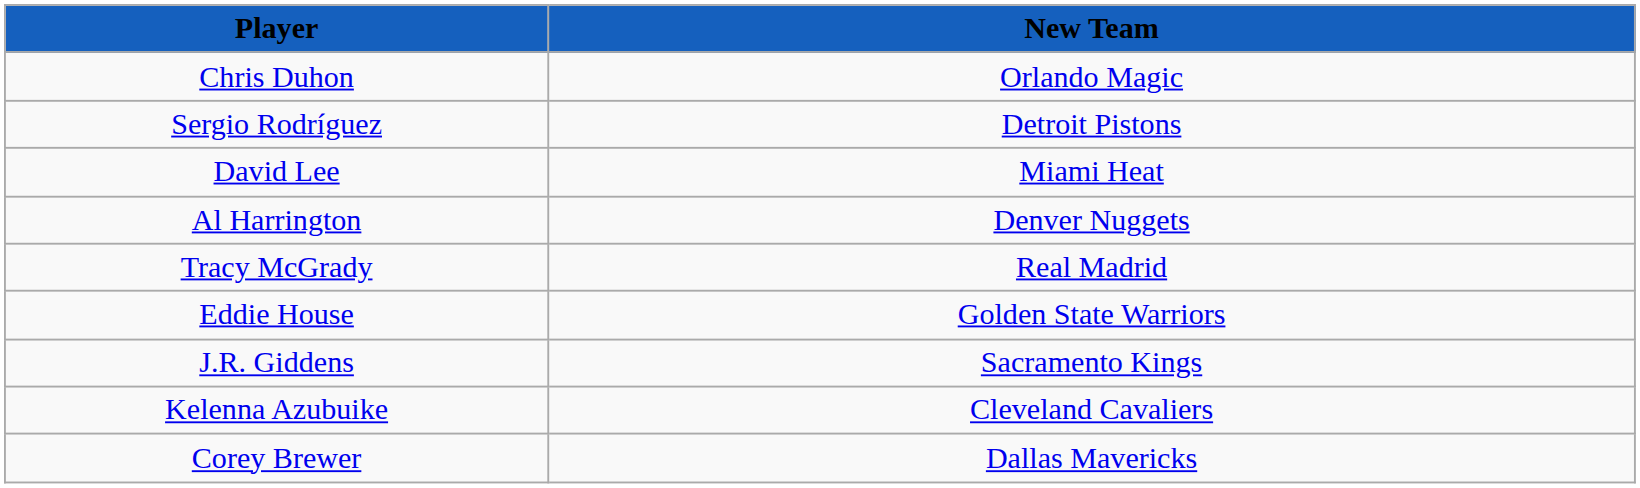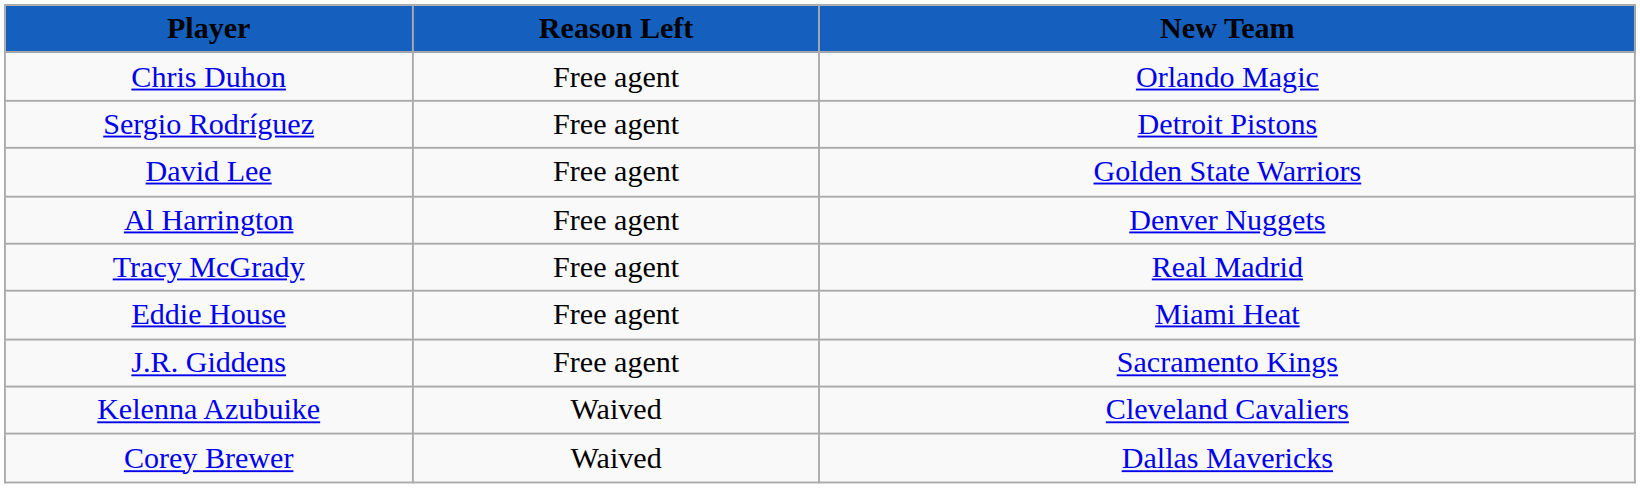+ column: (616, 28)
(1092, 171) Miami Heat -> (1227, 171) Golden State Warriors
(1092, 314) Golden State Warriors -> (1227, 314) Miami Heat
